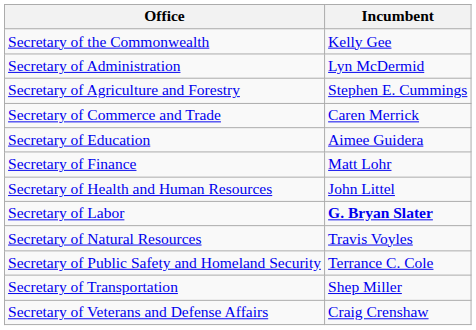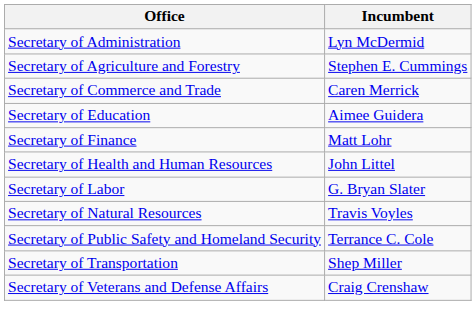- row: (109, 41)
(380, 213) bold -> (377, 189) normal
